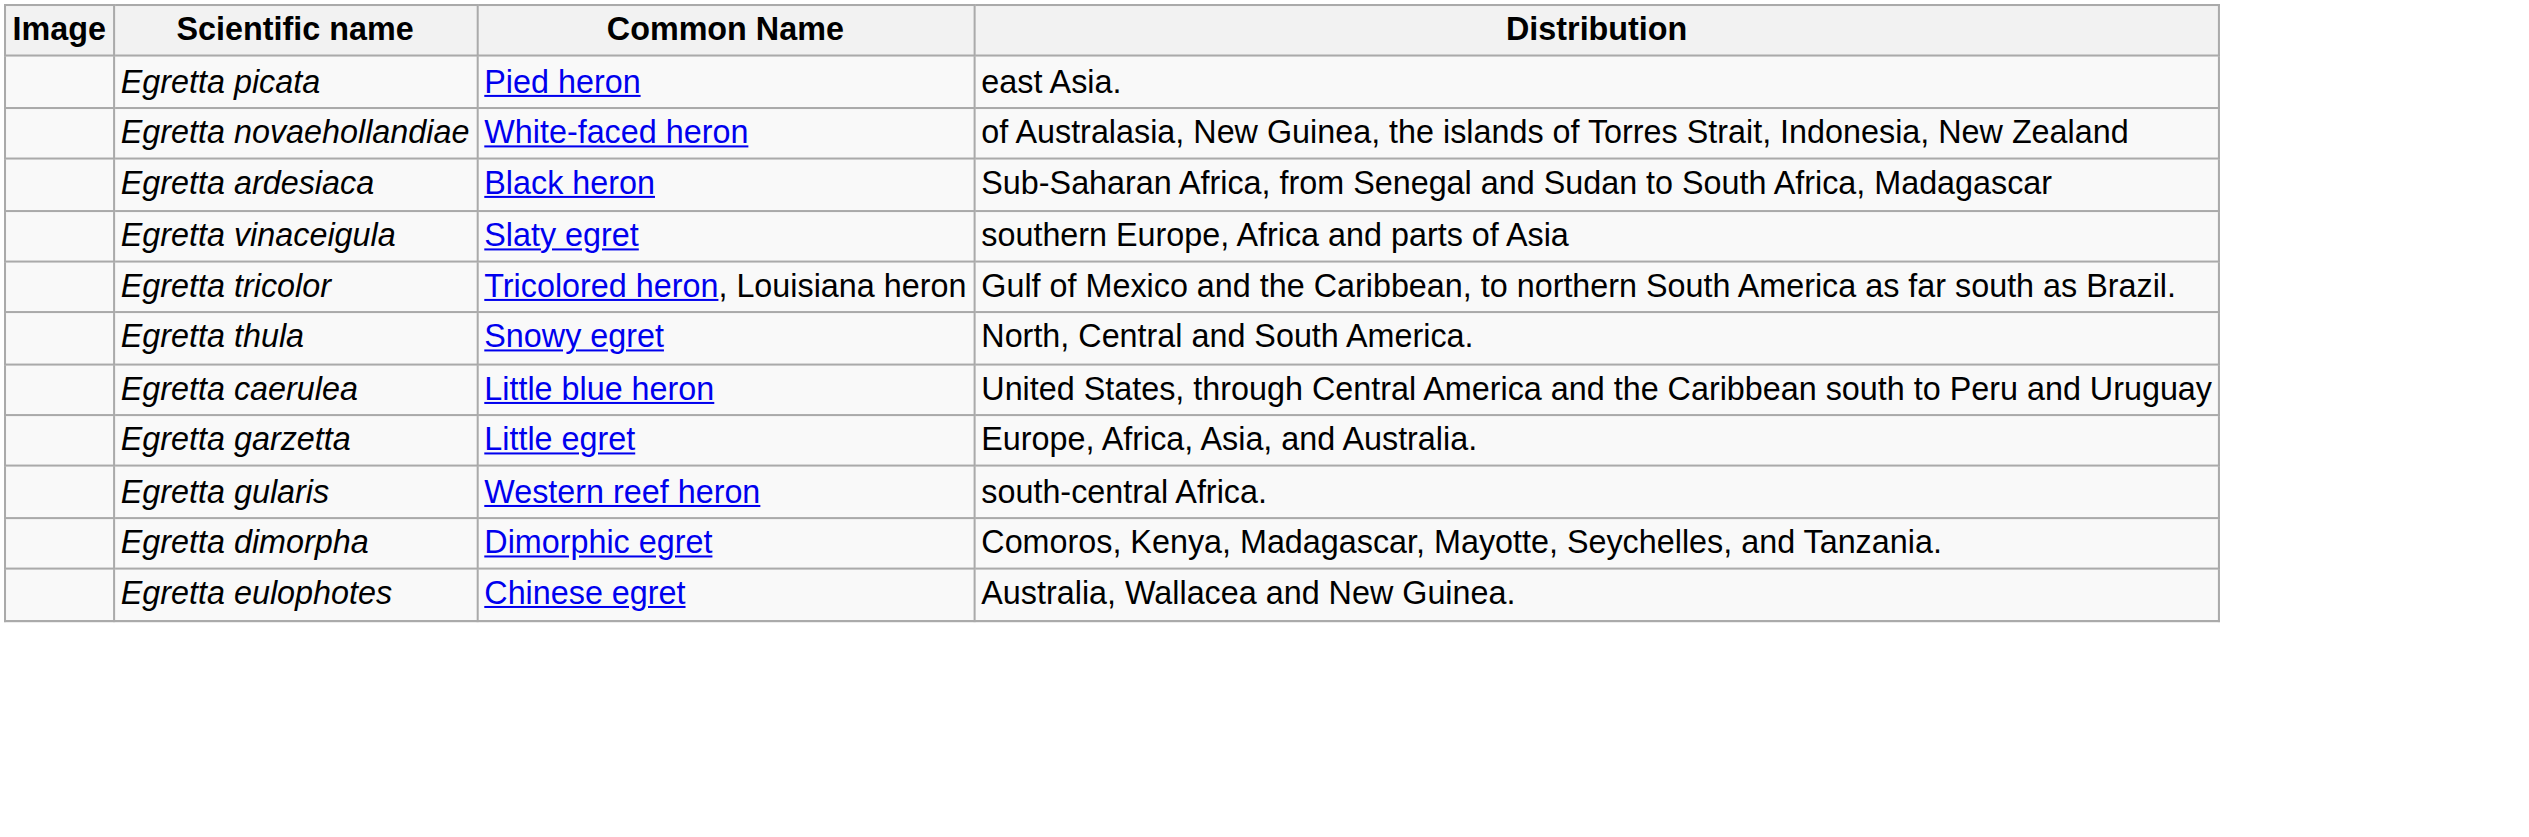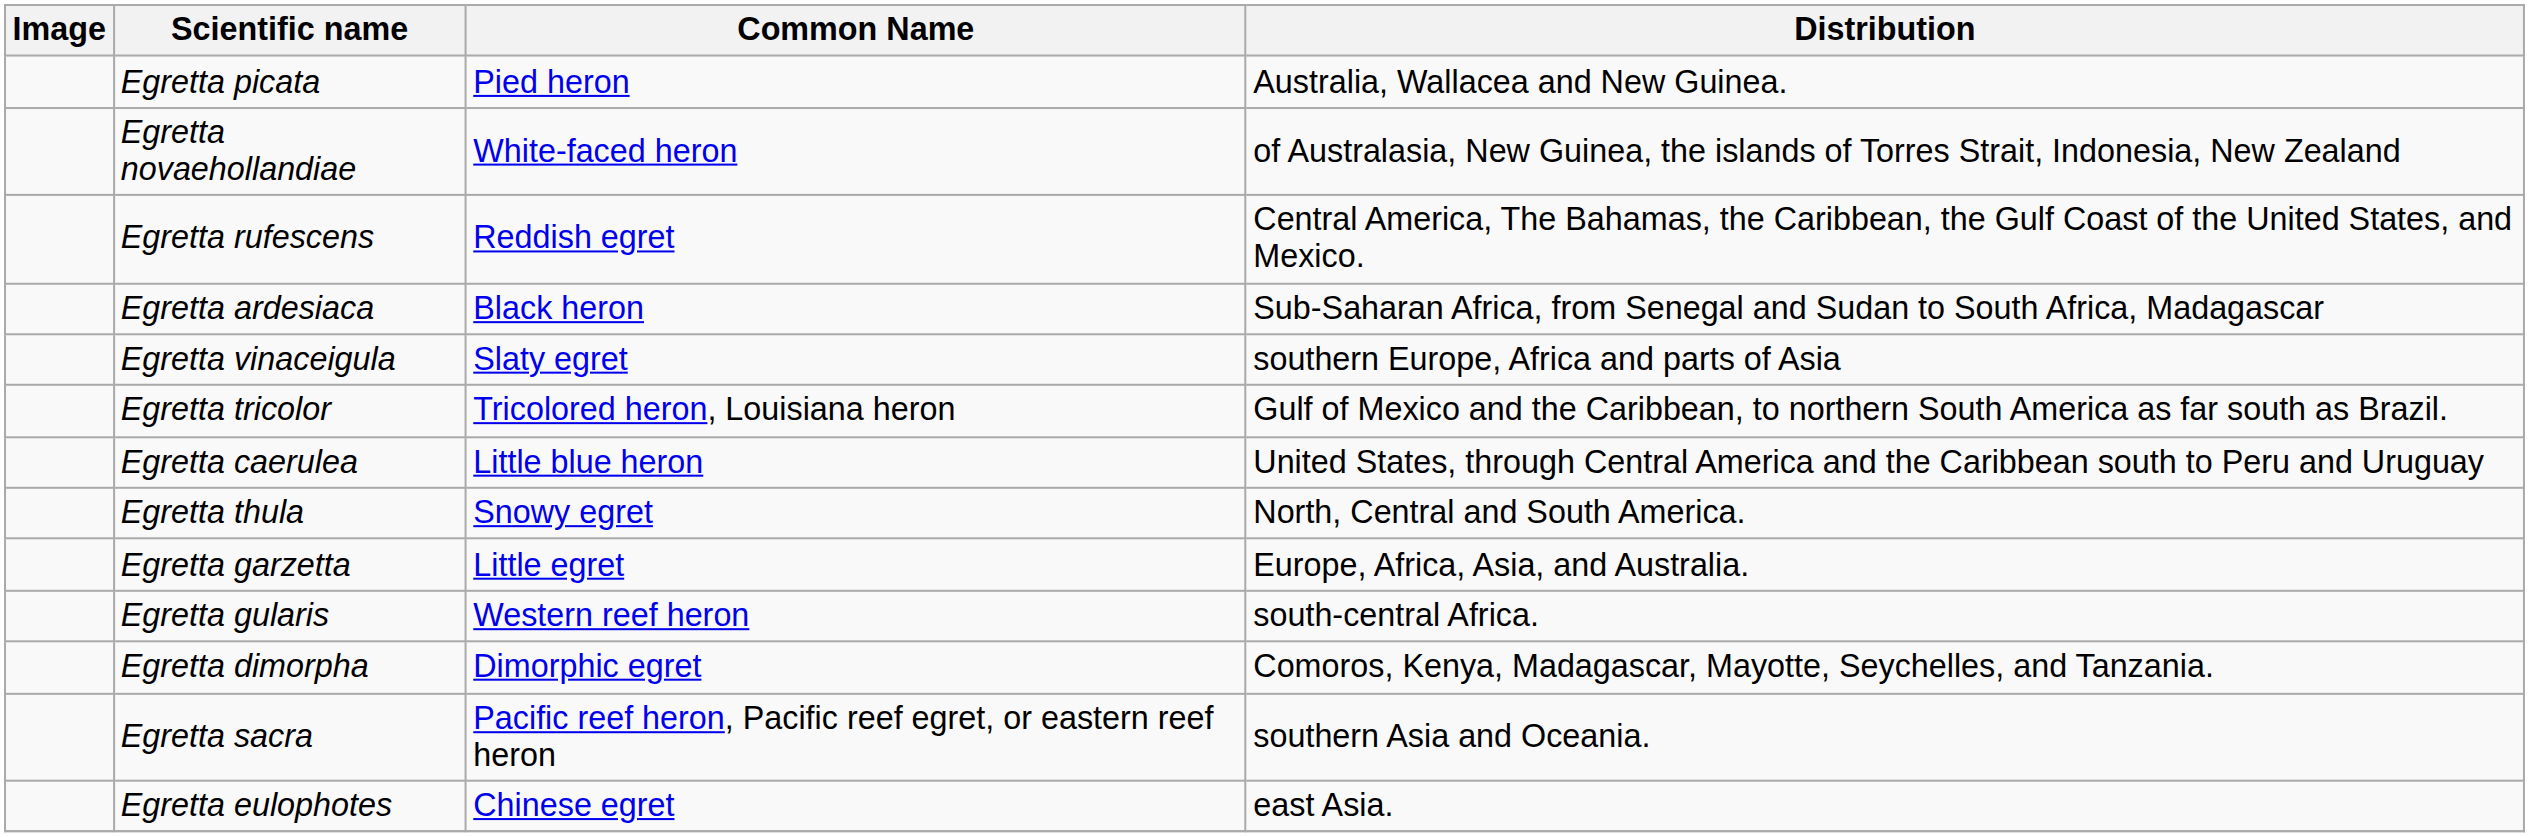(1051, 81) east Asia. -> (1520, 81) Australia, Wallacea and New Guinea.
+ row: (247, 238)
rows swapped: (239, 388) <-> (212, 337)
+ row: (217, 736)
(1248, 593) Australia, Wallacea and New Guinea. -> (1323, 805) east Asia.
